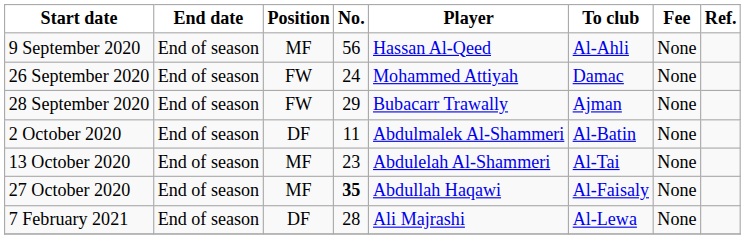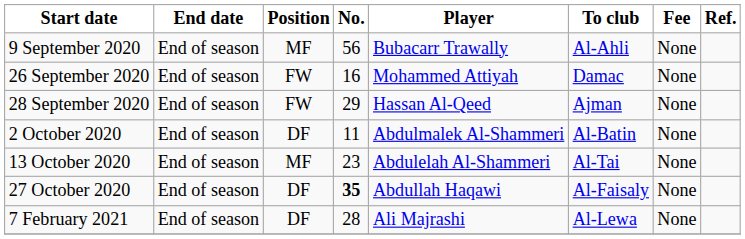(432, 47) Hassan Al-Qeed -> (441, 47) Bubacarr Trawally
(351, 76) 24 -> (351, 76) 16
(441, 104) Bubacarr Trawally -> (432, 104) Hassan Al-Qeed
(299, 190) MF -> (299, 190) DF
